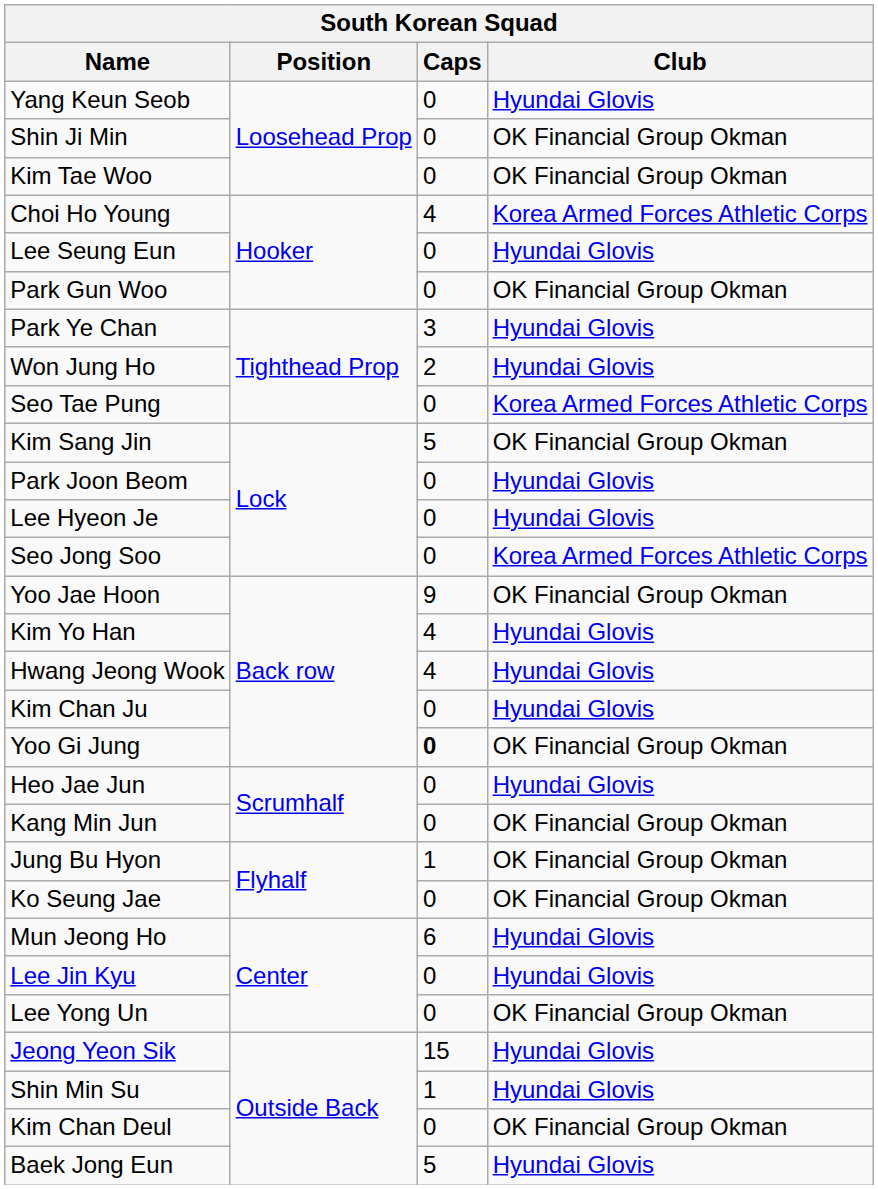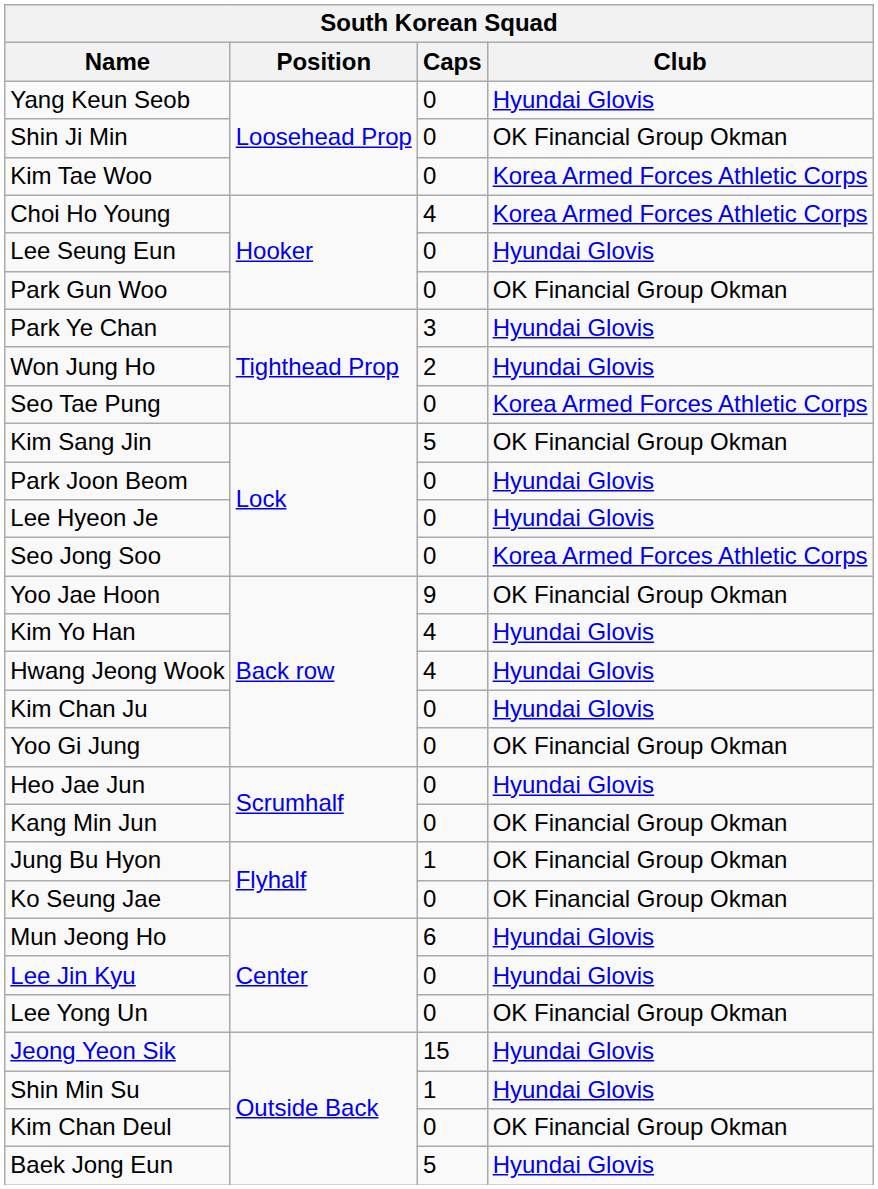(640, 175) OK Financial Group Okman -> (680, 175) Korea Armed Forces Athletic Corps
(430, 746) bold -> (430, 746) normal
